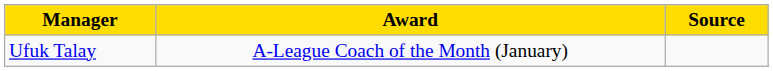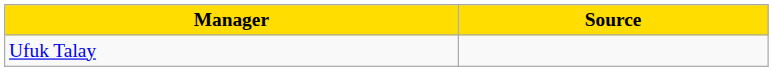- column: (410, 19)
